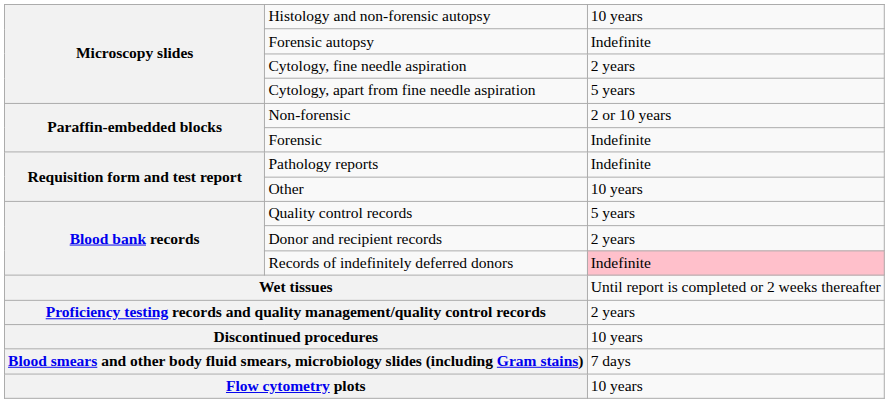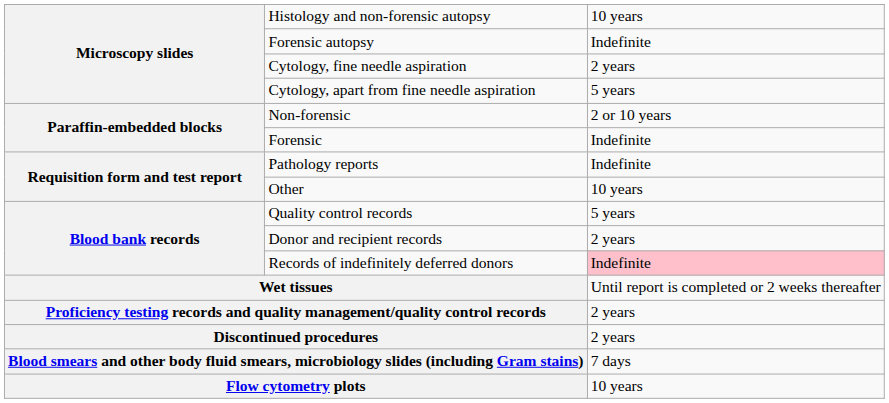(617, 336) 10 years -> (613, 336) 2 years
